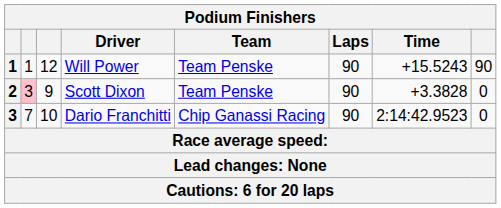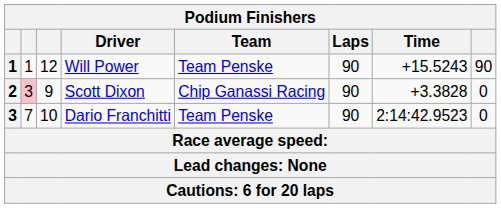(226, 91) Team Penske -> (252, 91) Chip Ganassi Racing
(252, 116) Chip Ganassi Racing -> (226, 116) Team Penske
